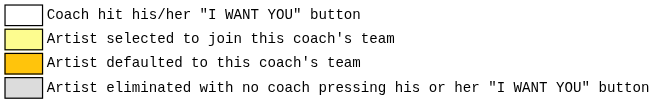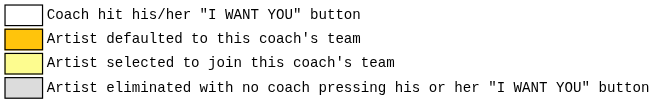rows swapped: (204, 64) <-> (221, 40)
